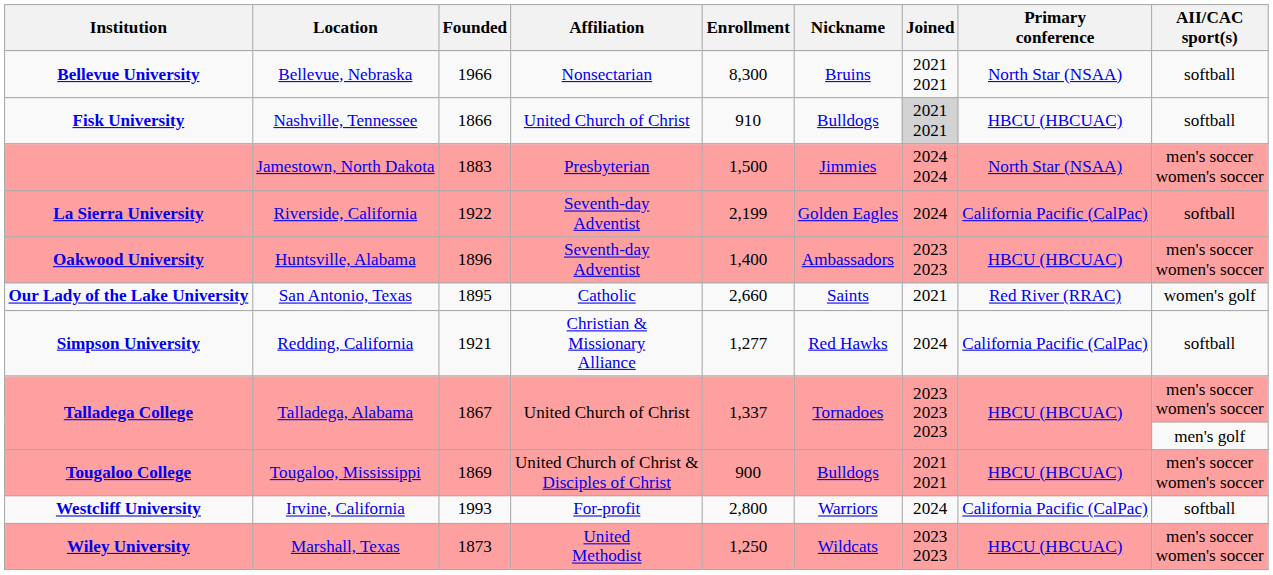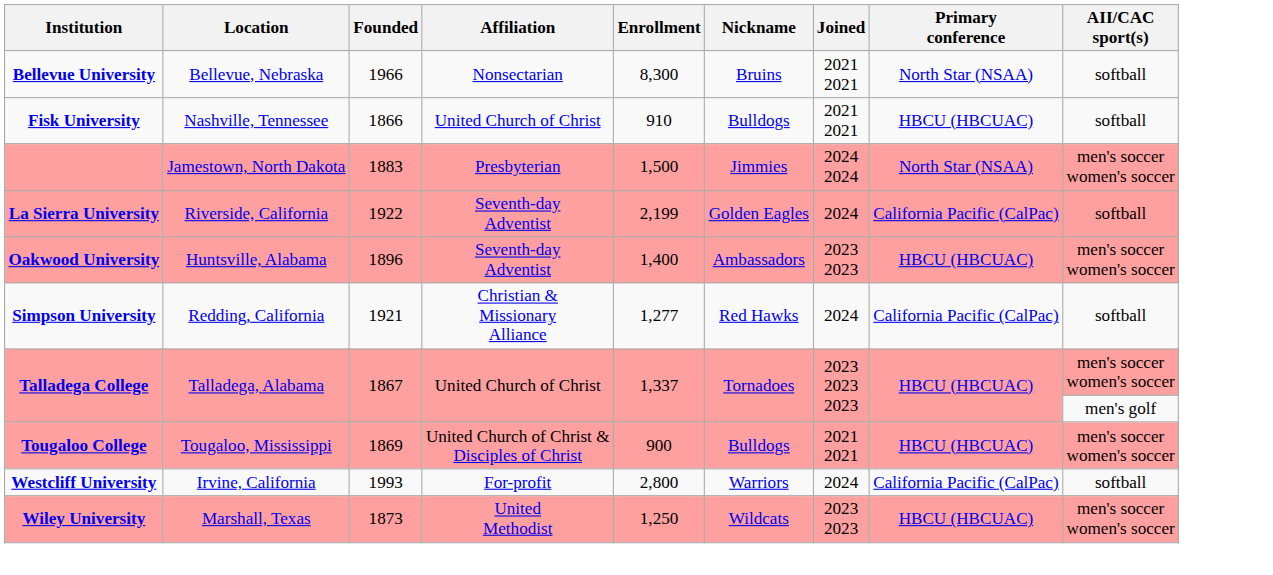(930, 120) lightgrey background -> (841, 120) no background
- row: (128, 296)
